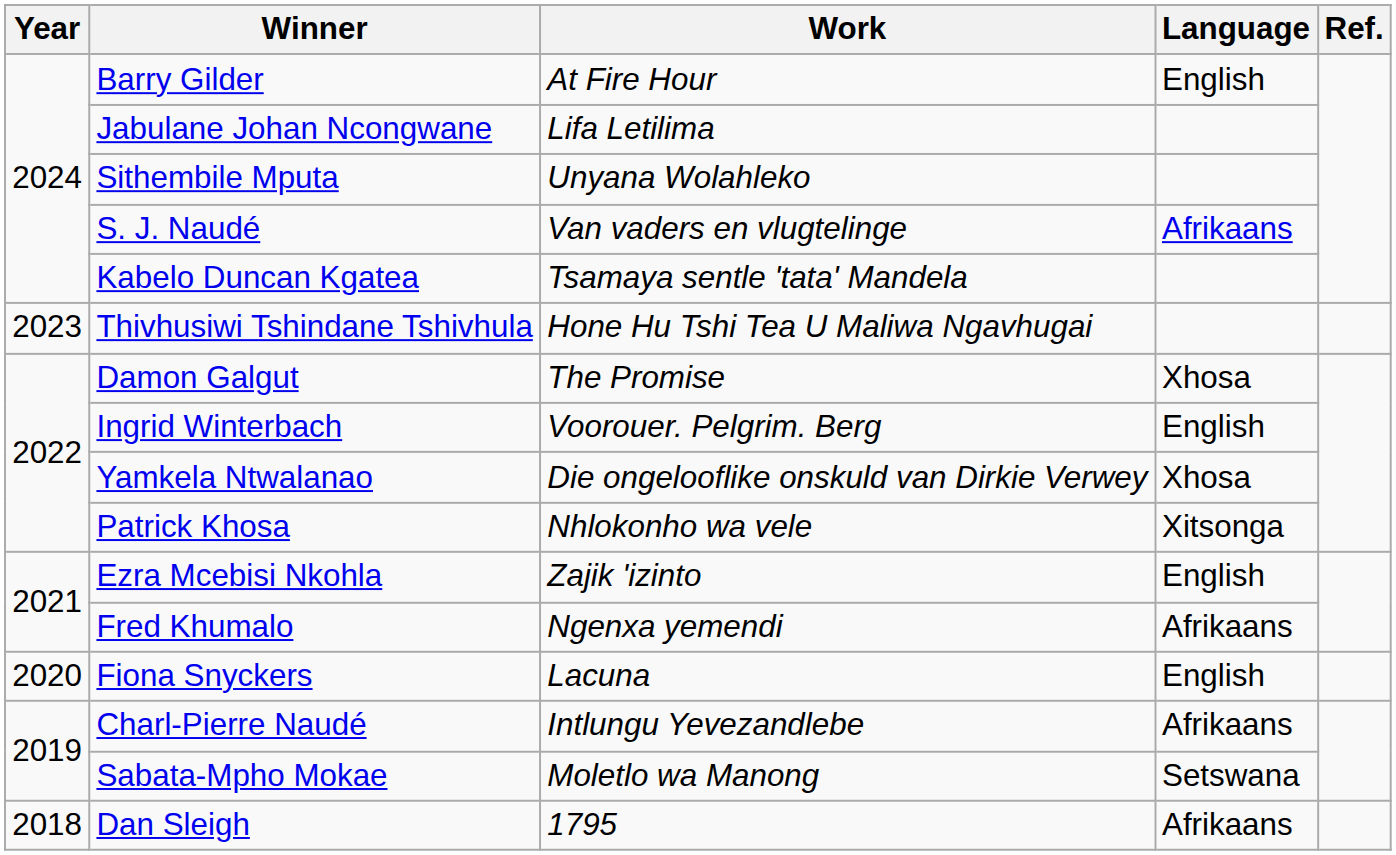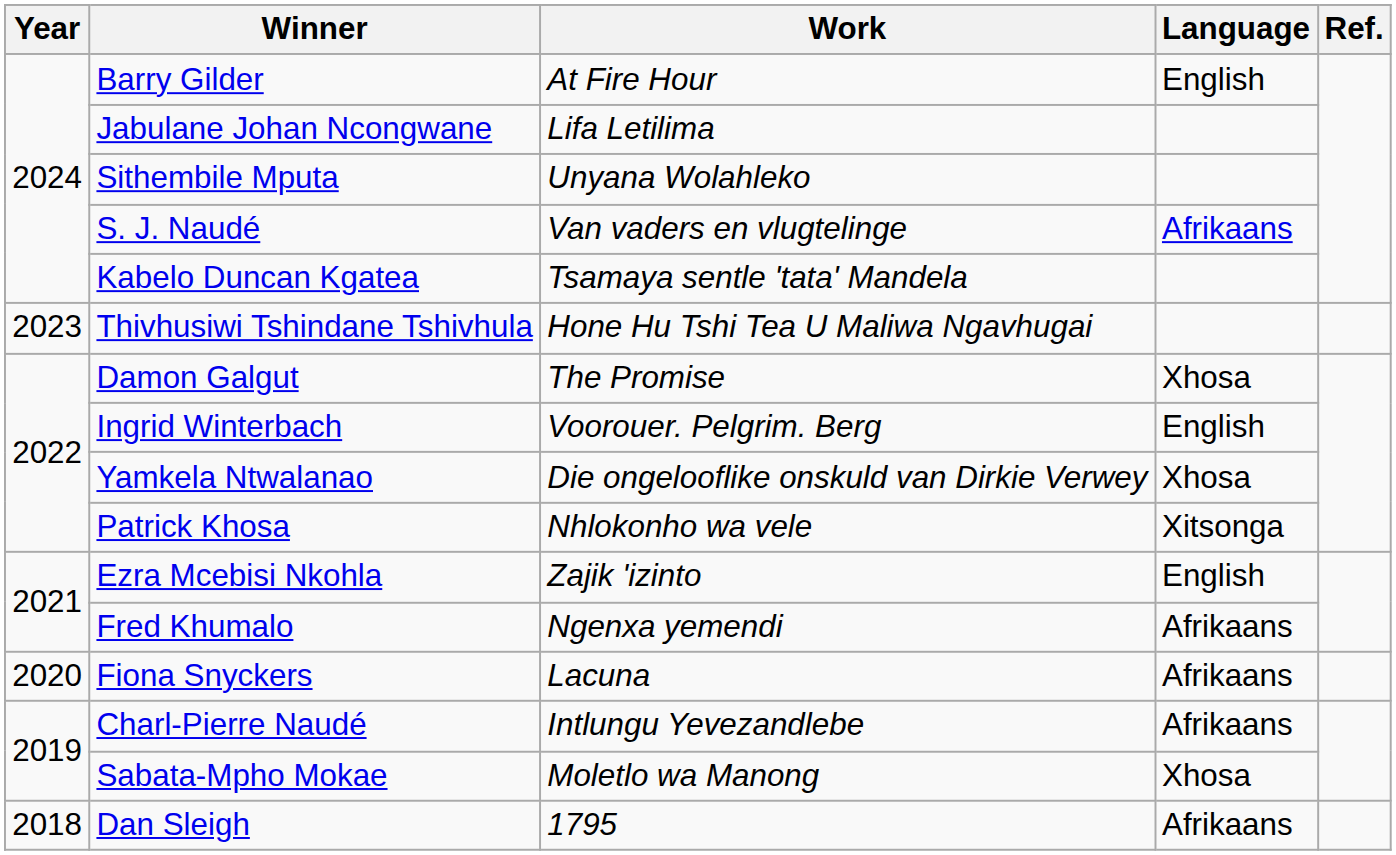(1213, 675) English -> (1227, 675) Afrikaans
(1231, 775) Setswana -> (1206, 775) Xhosa
